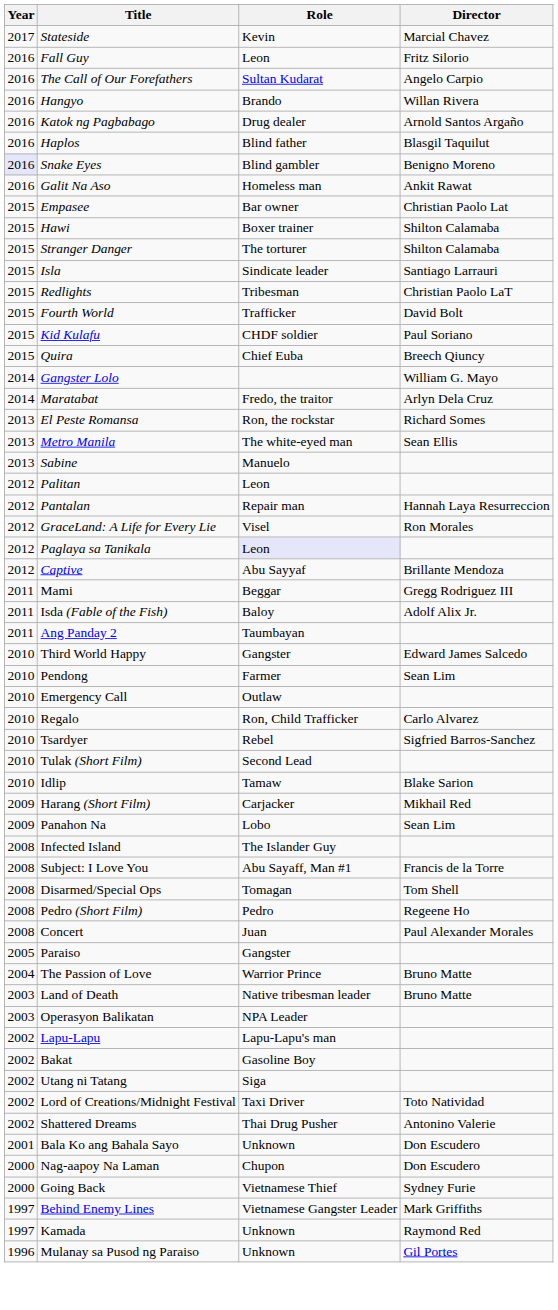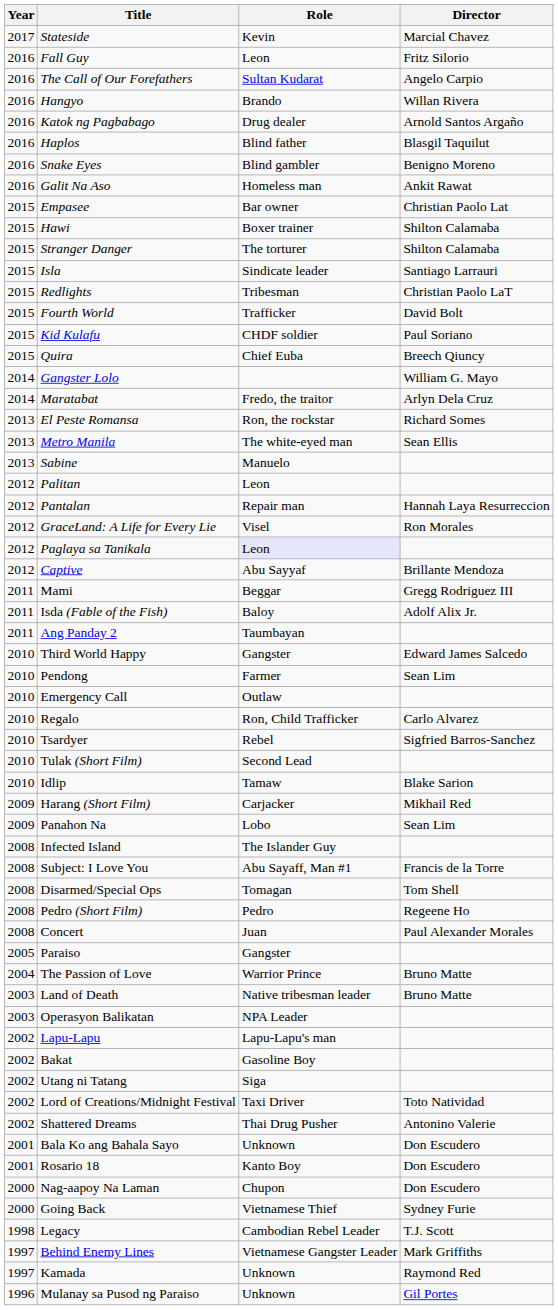(21, 164) lavender background -> (21, 164) no background
+ row: (70, 1166)
+ row: (60, 1230)
